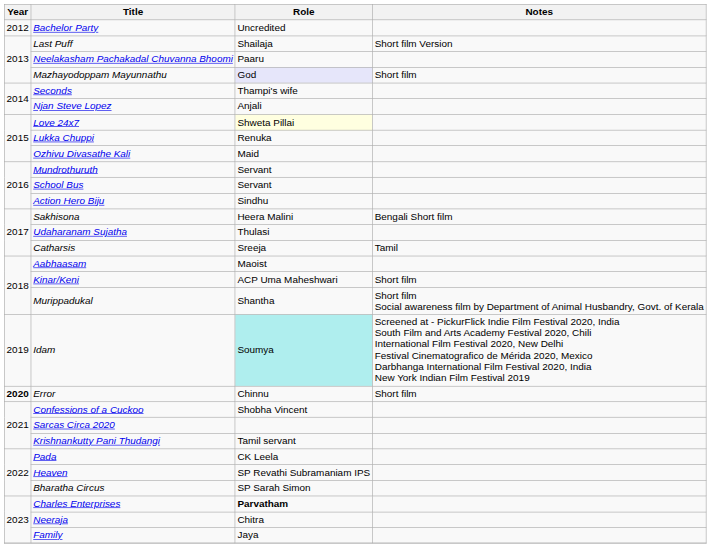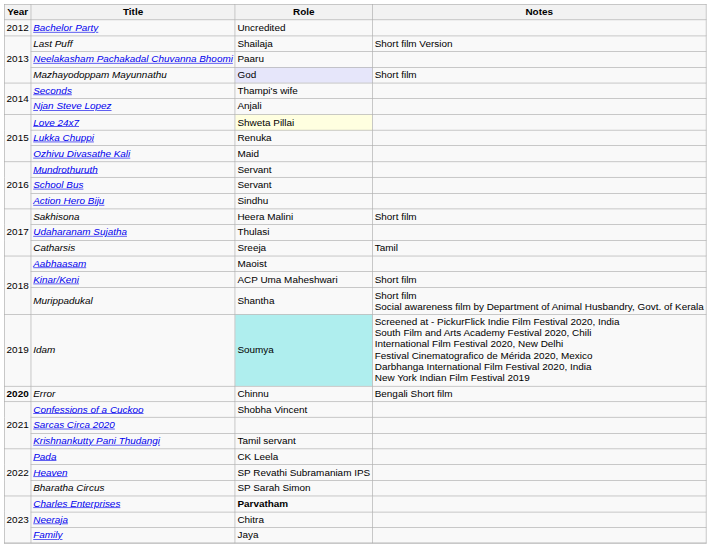(414, 216) Bengali Short film -> (396, 216) Short film
(396, 393) Short film -> (414, 393) Bengali Short film
